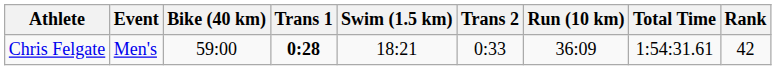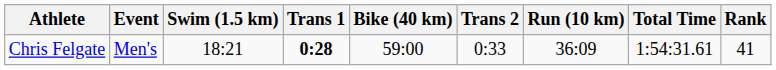columns swapped: (397, 19) <-> (217, 19)
(746, 49) 42 -> (746, 49) 41
